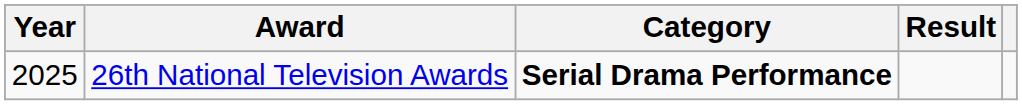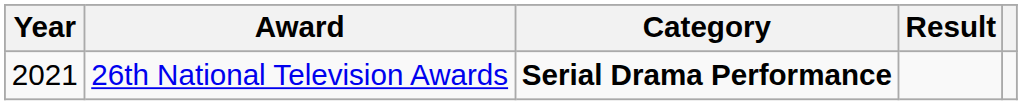(45, 74) 2025 -> (45, 74) 2021
